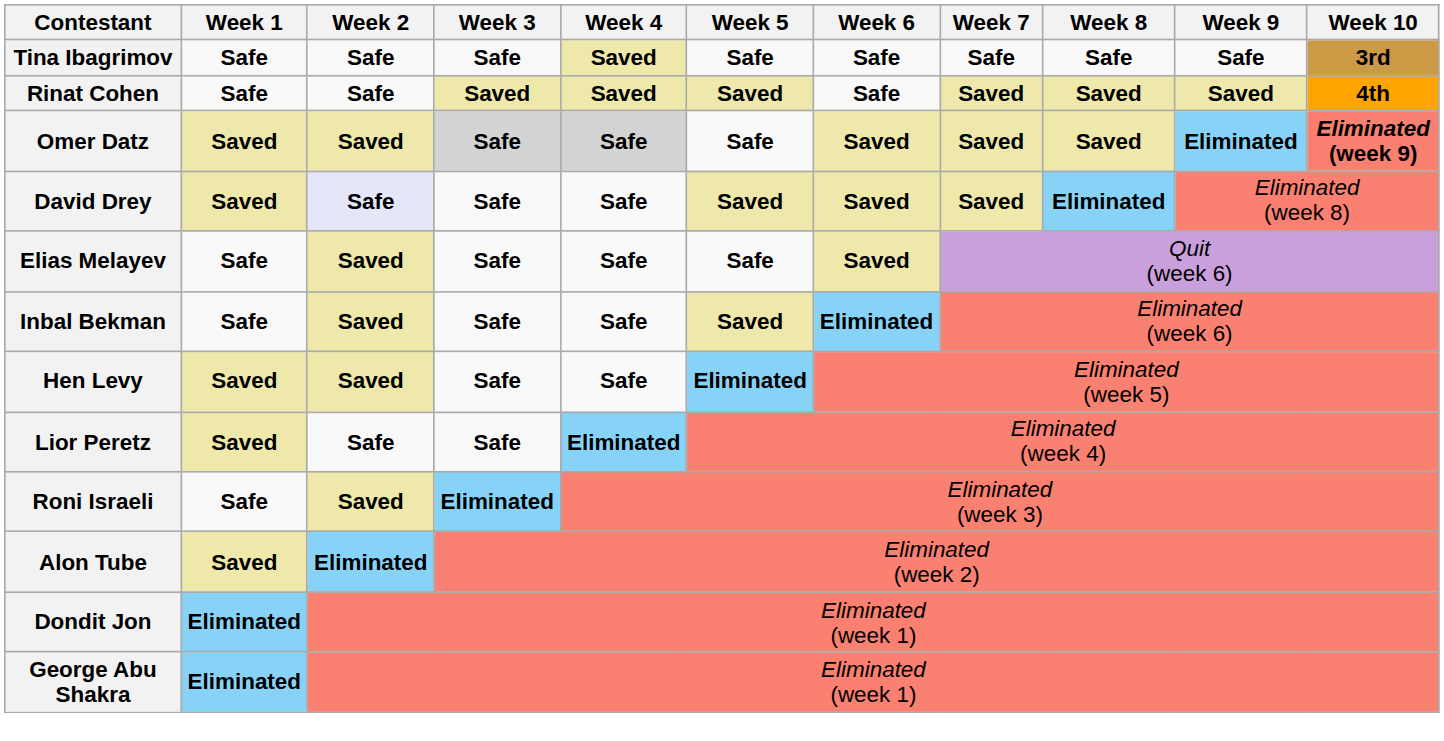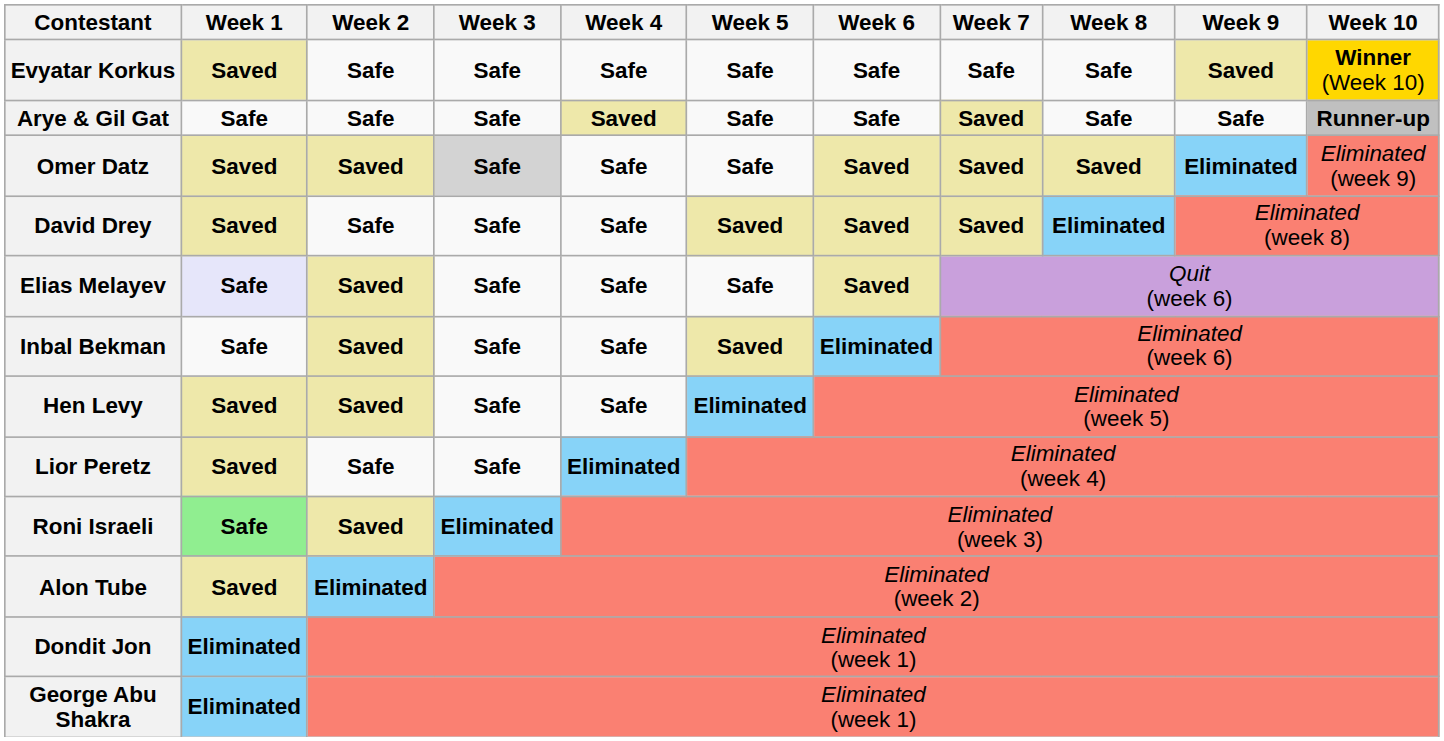+ row: (93, 70)
+ row: (93, 118)
- row: (93, 57)
- row: (93, 93)
(624, 141) lightgrey background -> (624, 165) no background
(1373, 141) bold -> (1373, 165) normal
(371, 201) lavender background -> (371, 225) no background
(244, 261) no background -> (244, 286) lavender background
(244, 501) no background -> (244, 526) lightgreen background
